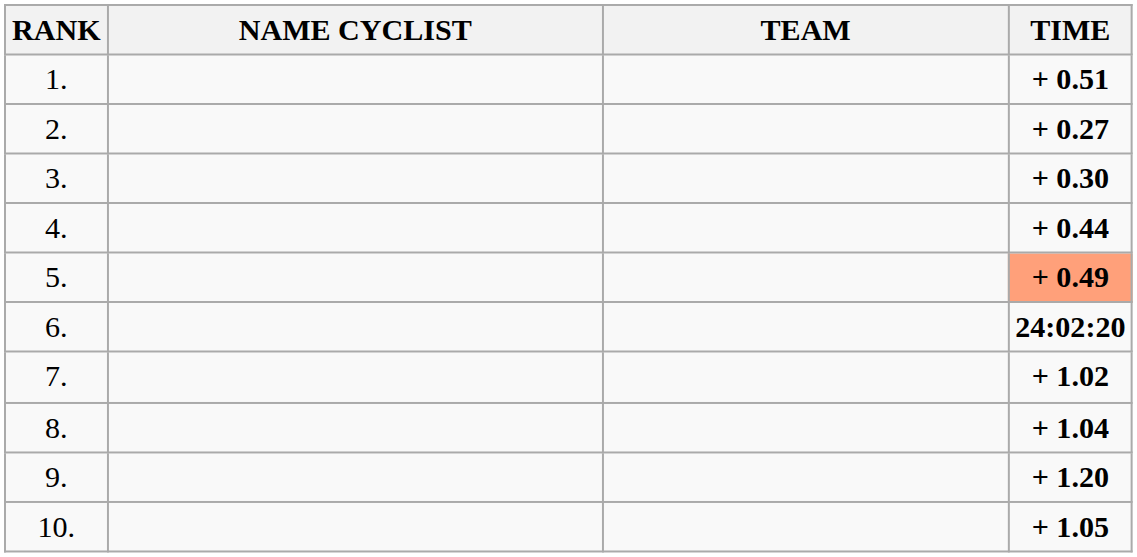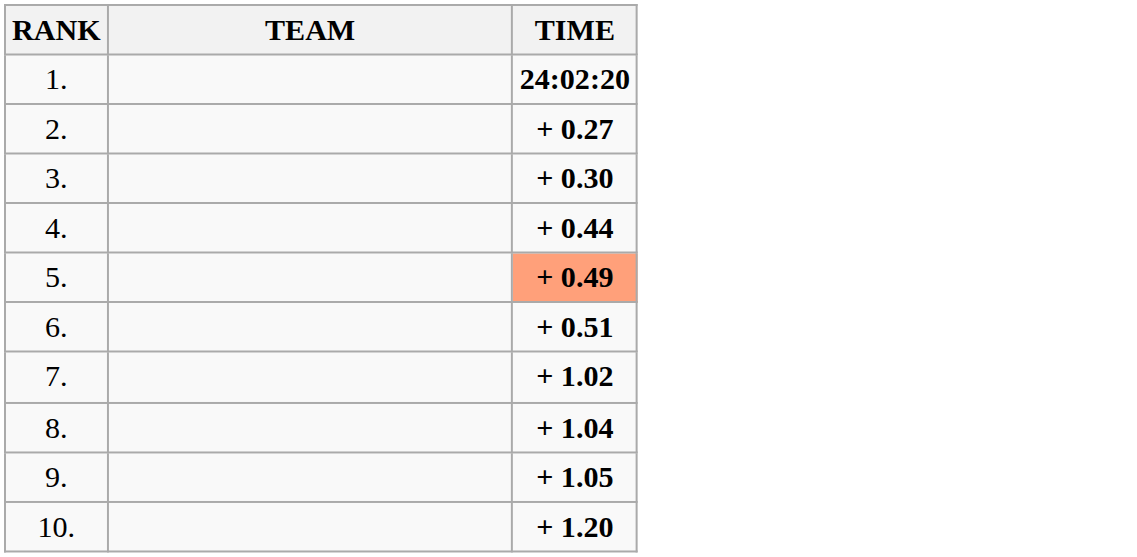- column: (355, 29)
(1070, 79) + 0.51 -> (575, 79) 24:02:20
(1070, 327) 24:02:20 -> (575, 327) + 0.51
(1070, 476) + 1.20 -> (575, 476) + 1.05
(1070, 525) + 1.05 -> (575, 525) + 1.20
